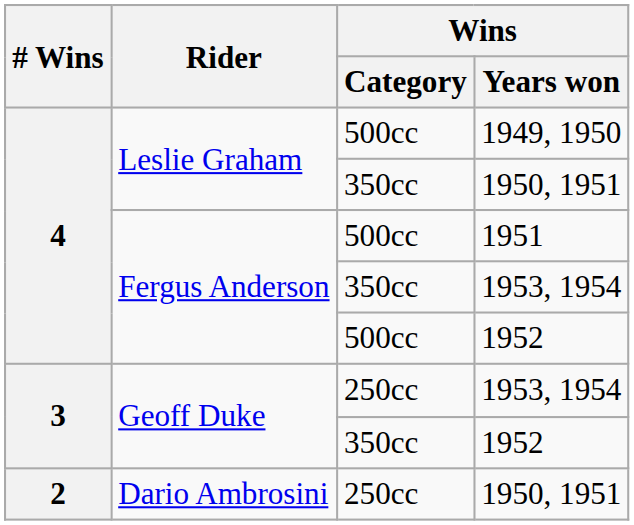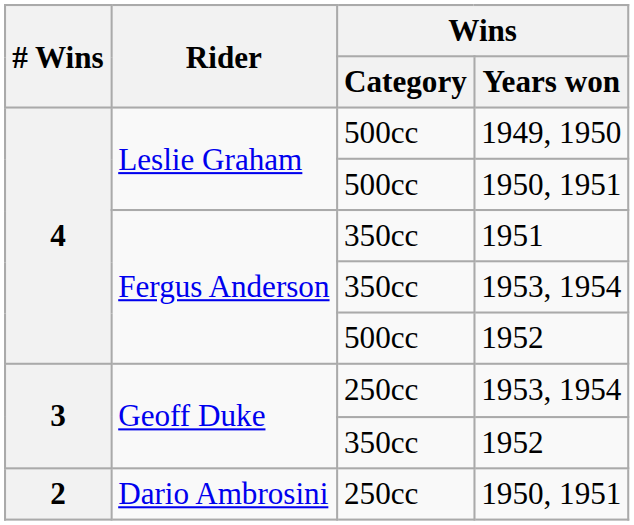(381, 184) 350cc -> (381, 184) 500cc
(381, 235) 500cc -> (381, 235) 350cc
